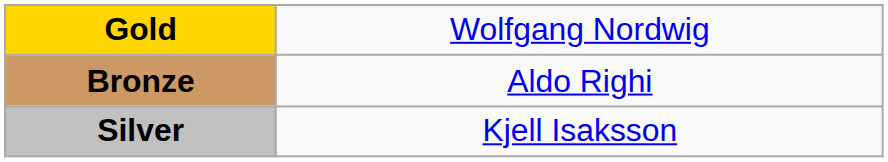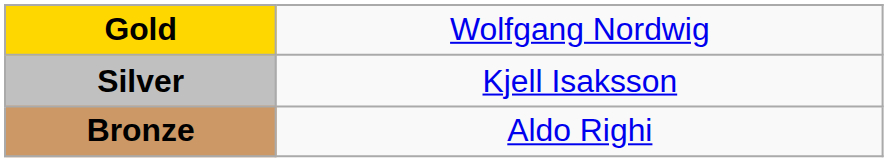rows swapped: (141, 130) <-> (141, 80)
